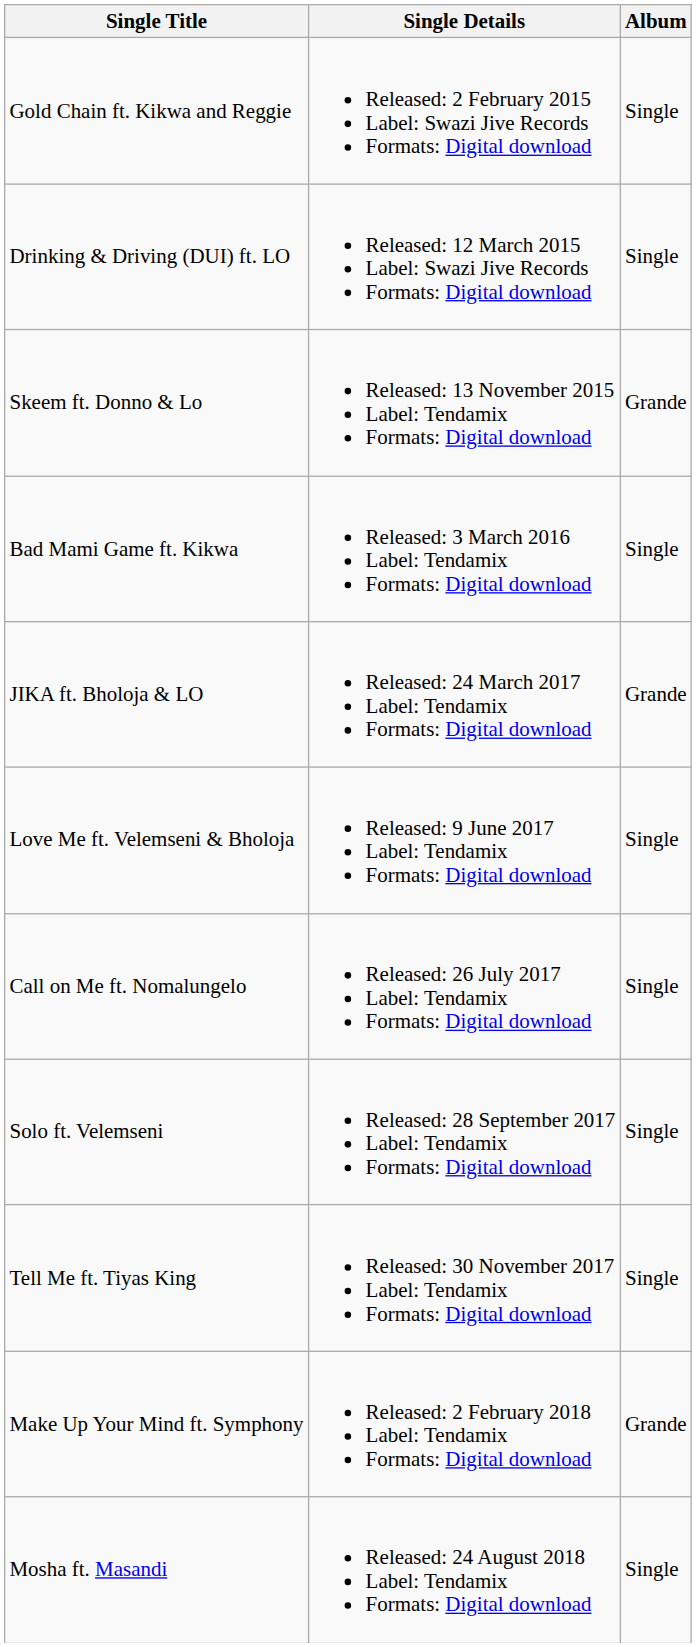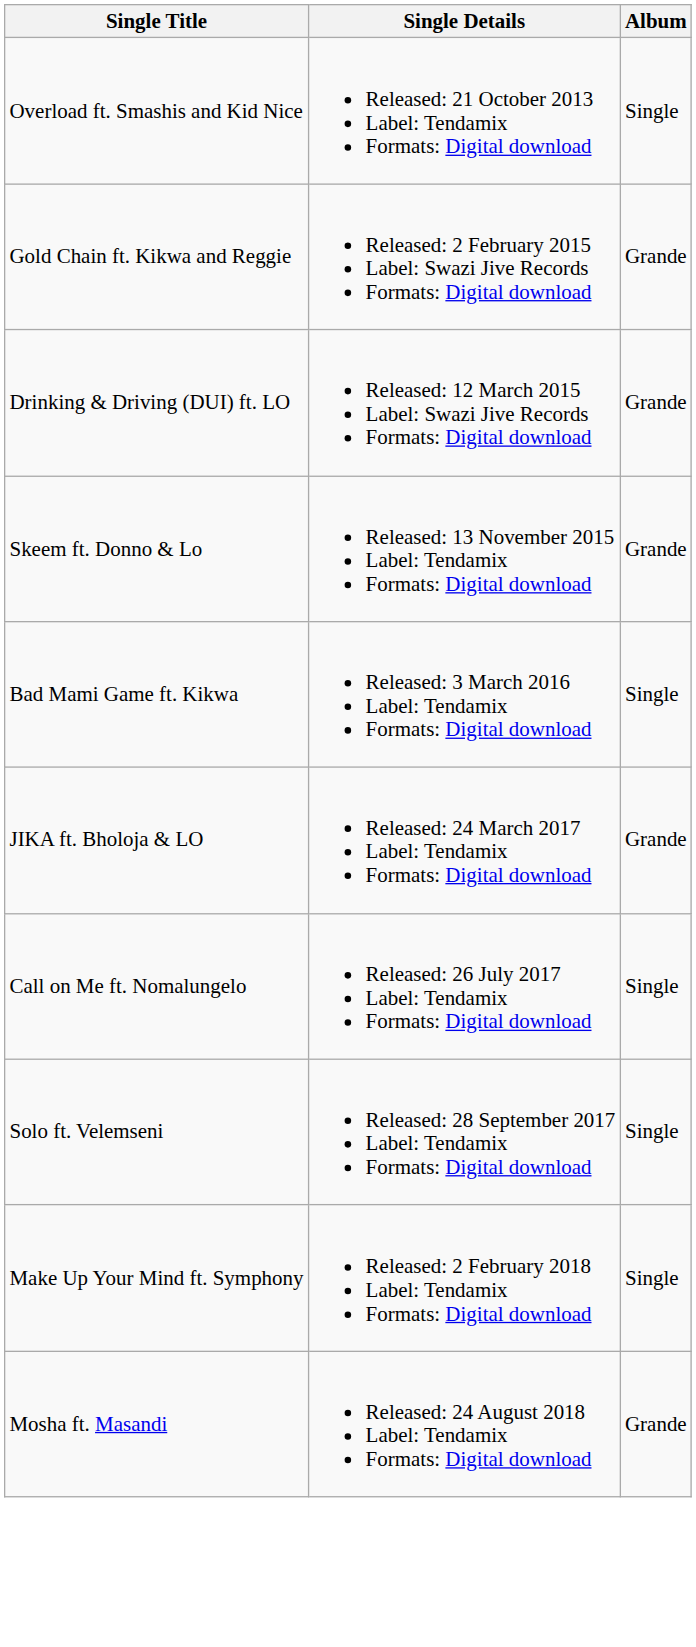+ row: (156, 110)
(652, 110) Single -> (656, 256) Grande
(652, 256) Single -> (656, 402) Grande
- row: (152, 840)
- row: (103, 1277)
(656, 1423) Grande -> (652, 1277) Single
(652, 1569) Single -> (656, 1423) Grande
